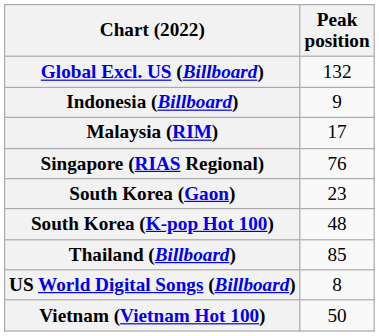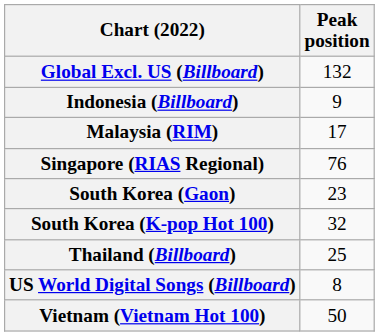(337, 224) 48 -> (337, 224) 32
(337, 254) 85 -> (337, 254) 25
